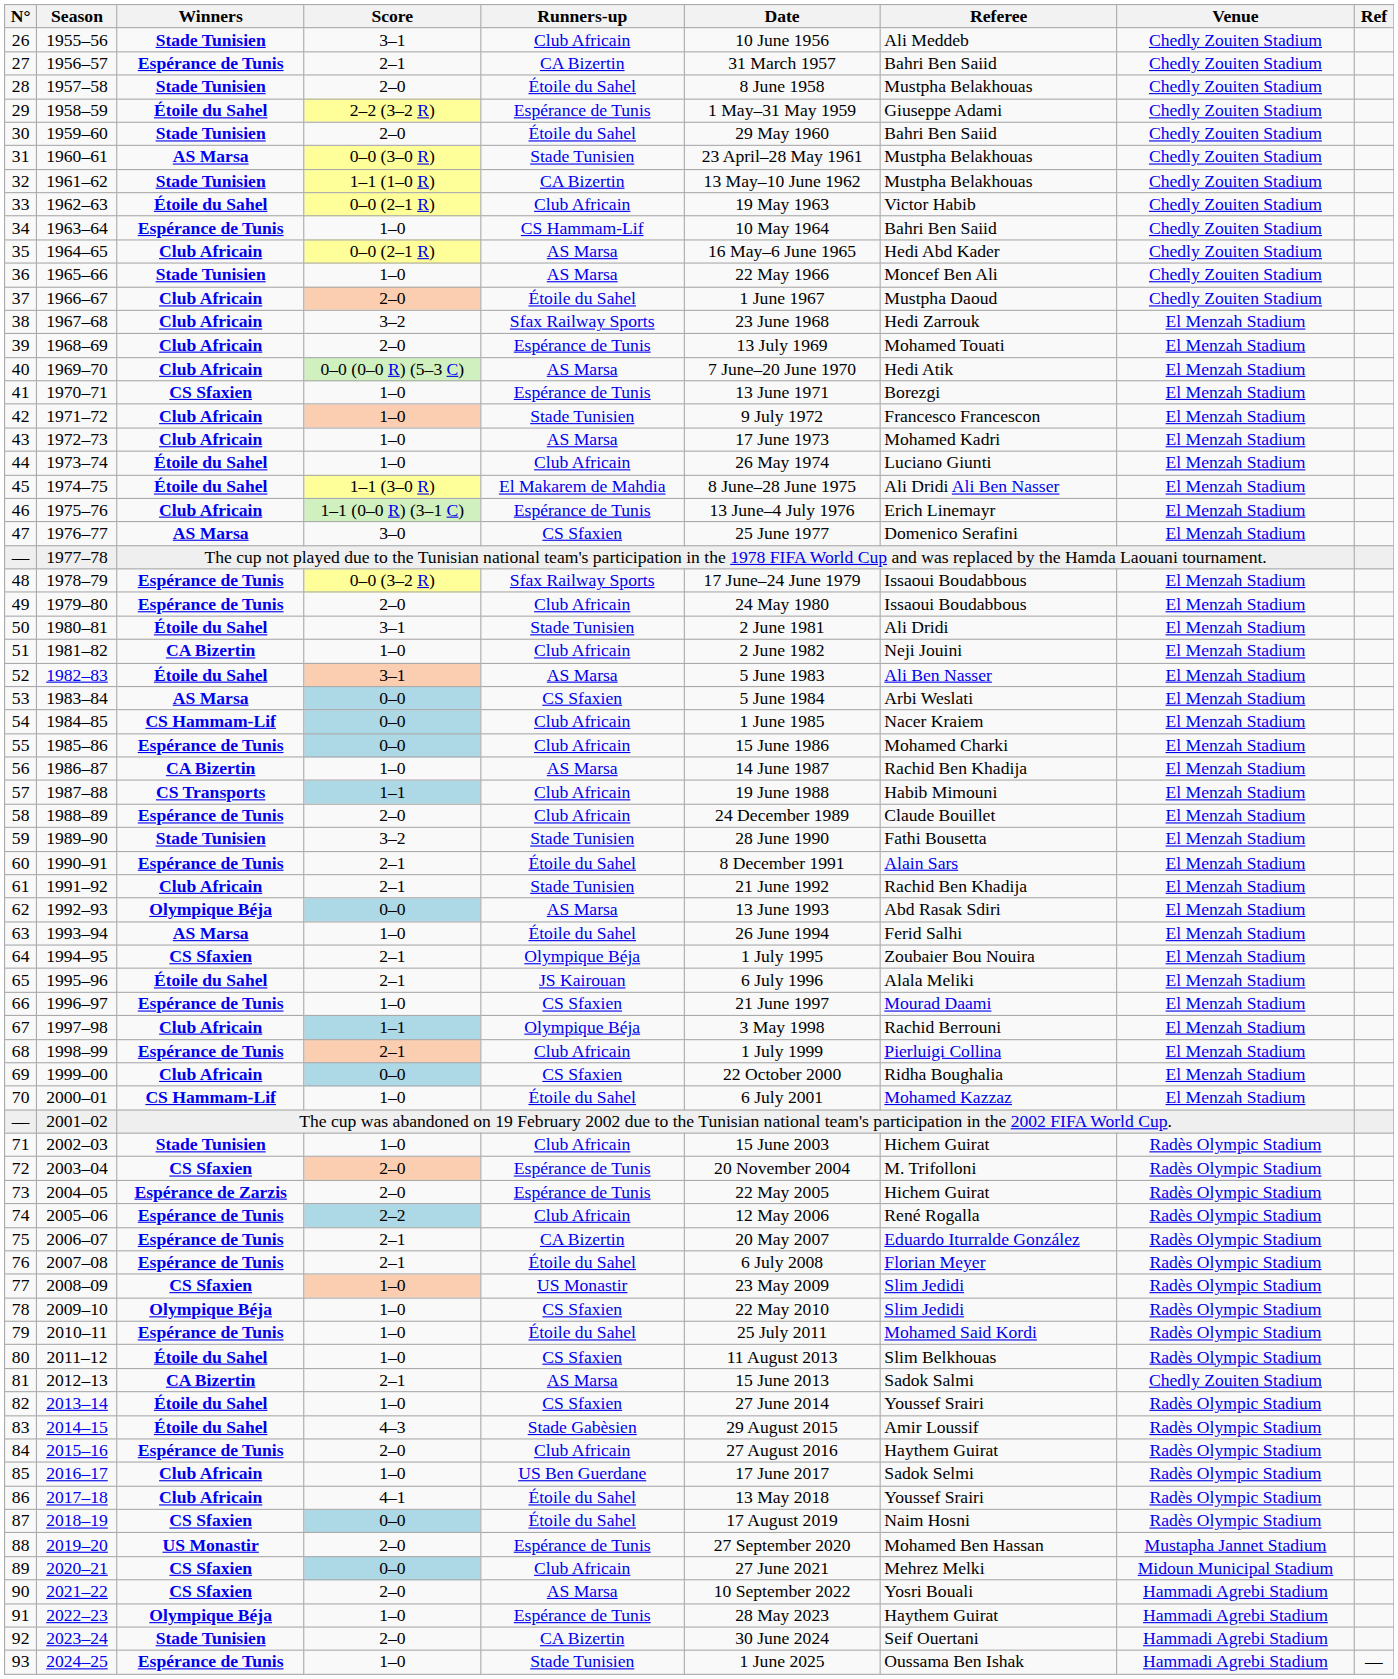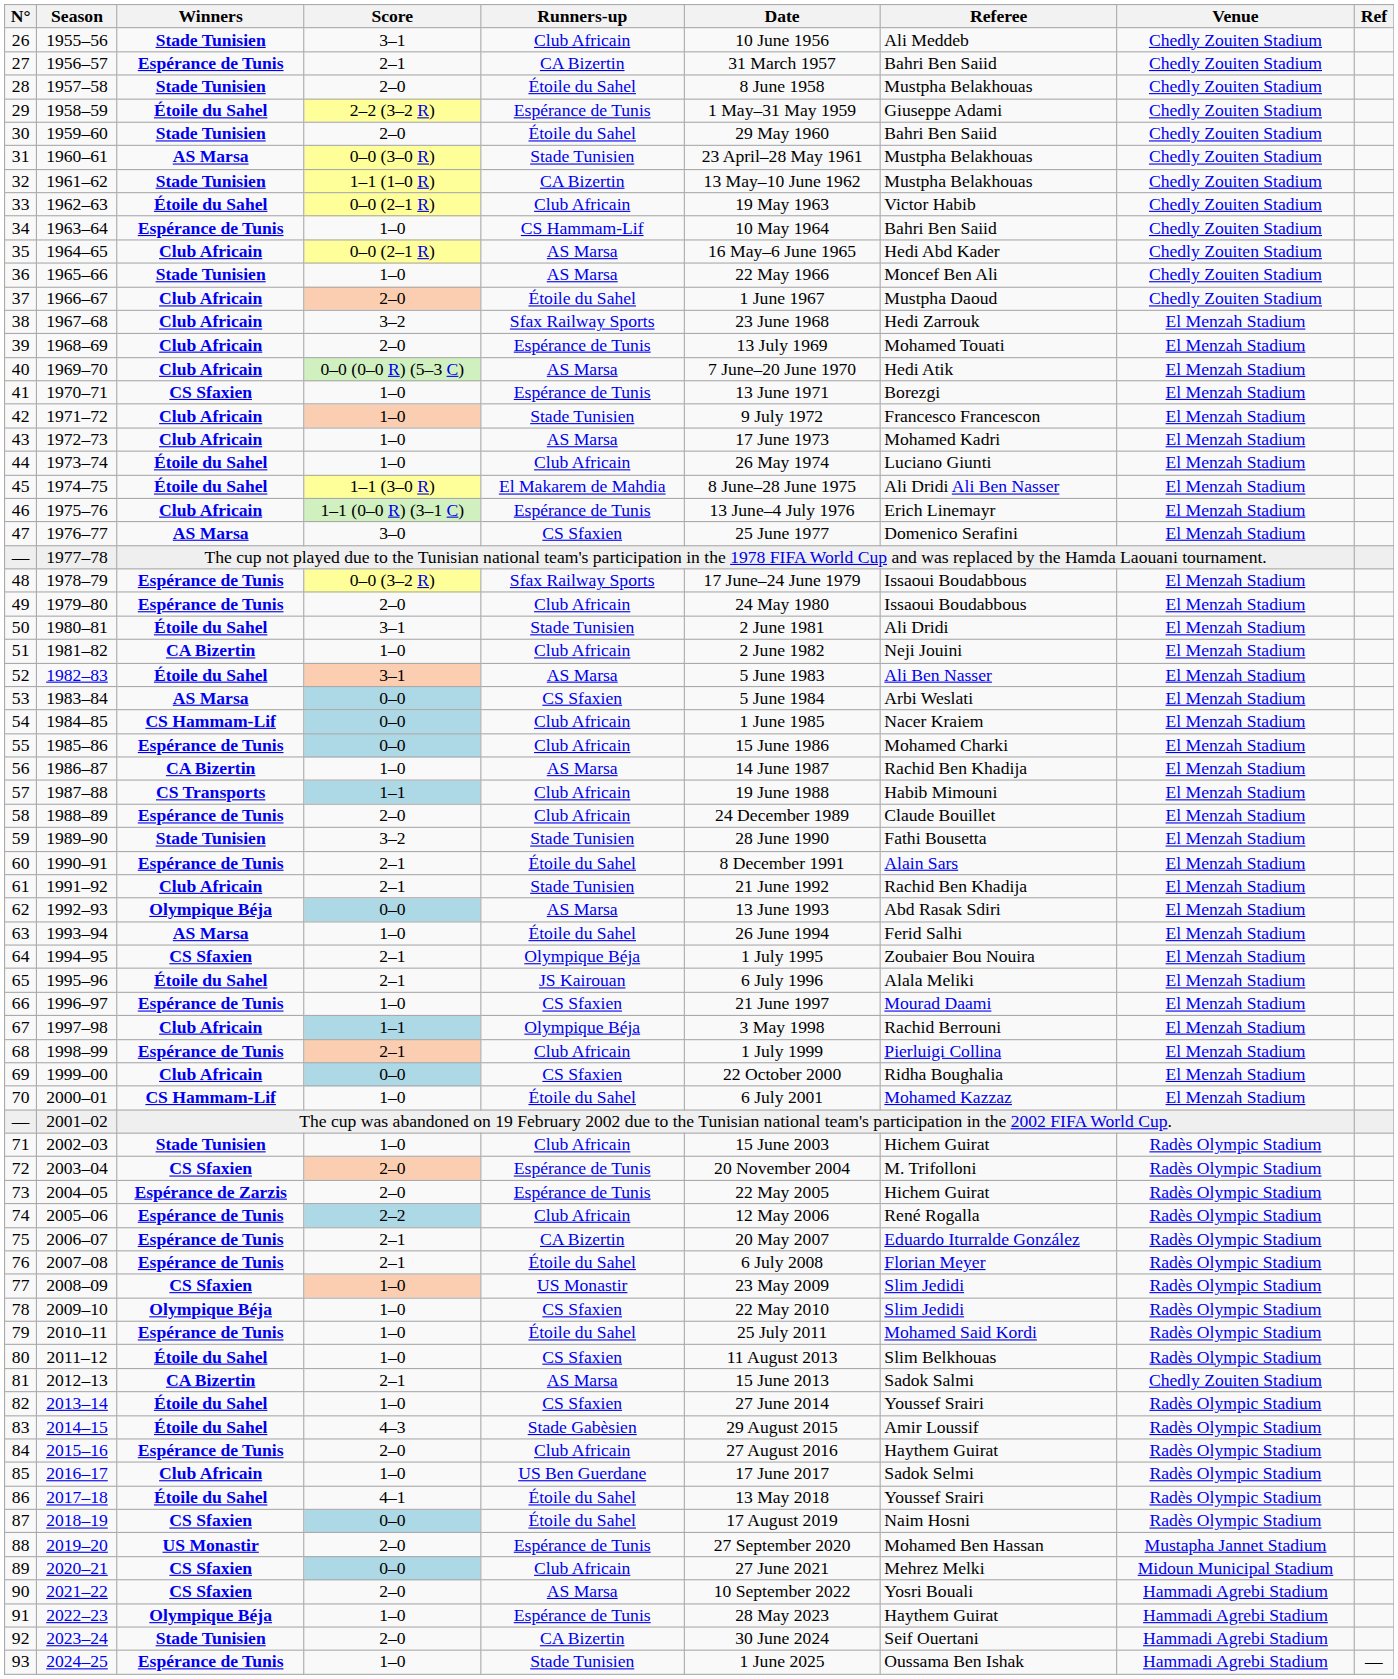(211, 1497) Club Africain -> (211, 1497) Étoile du Sahel
